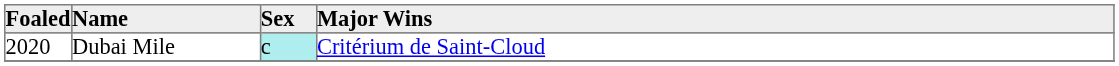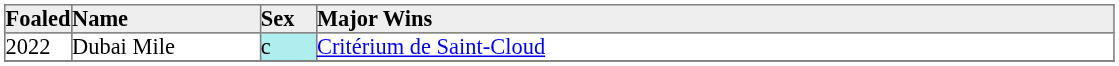(28, 46) 2020 -> (28, 46) 2022
